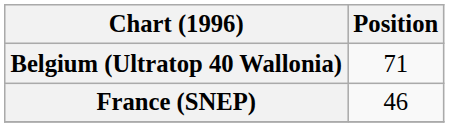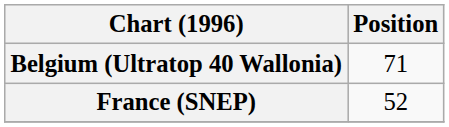(396, 102) 46 -> (396, 102) 52
